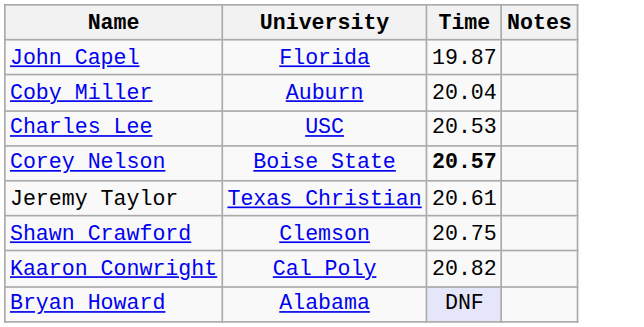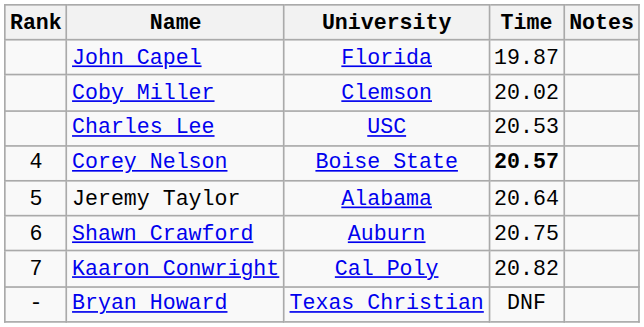+ column: (36, 22)
(325, 93) Auburn -> (387, 93) Clemson
(464, 93) 20.04 -> (526, 93) 20.02
(325, 198) Texas Christian -> (387, 198) Alabama
(464, 198) 20.61 -> (526, 198) 20.64
(325, 233) Clemson -> (387, 233) Auburn
(325, 304) Alabama -> (387, 304) Texas Christian
(464, 304) lavender background -> (526, 304) no background
